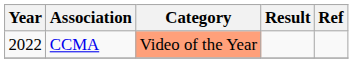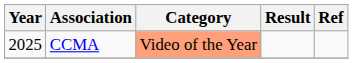(25, 44) 2022 -> (25, 44) 2025
